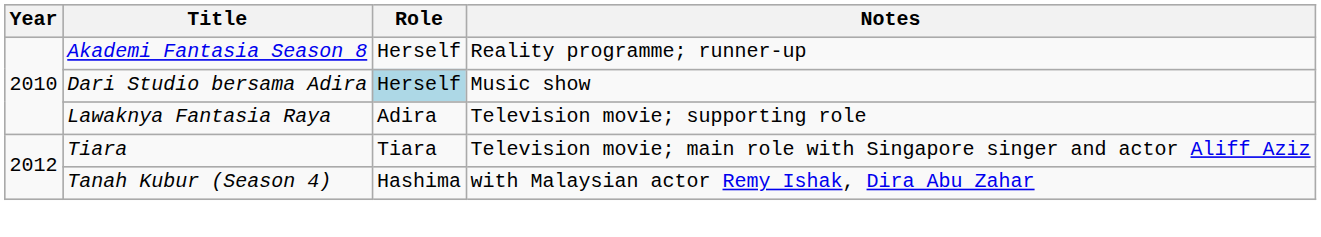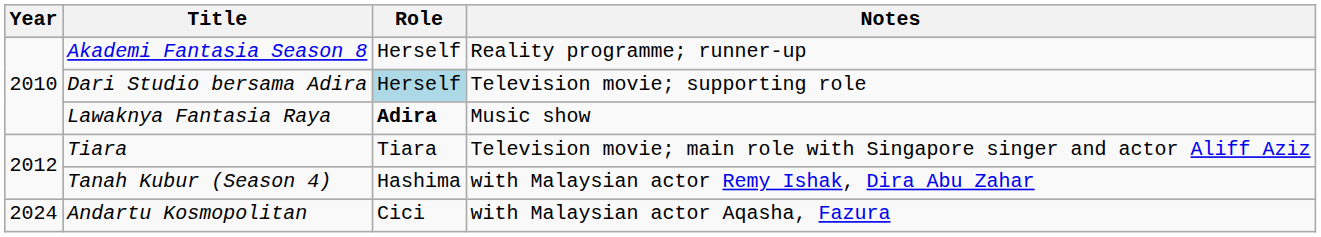(531, 86) Music show -> (669, 86) Television movie; supporting role
(407, 118) normal -> (407, 118) bold
(669, 118) Television movie; supporting role -> (531, 118) Music show
+ row: (187, 215)
